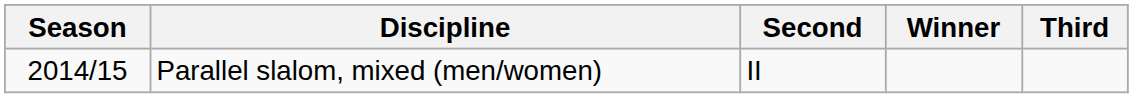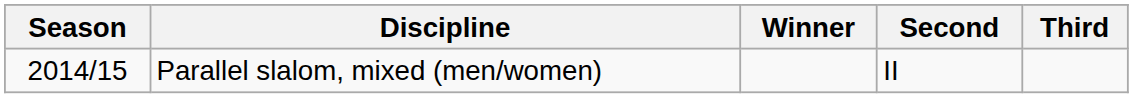columns swapped: (953, 27) <-> (813, 27)
